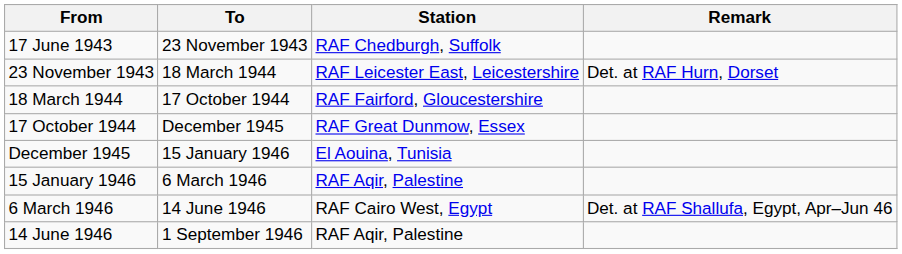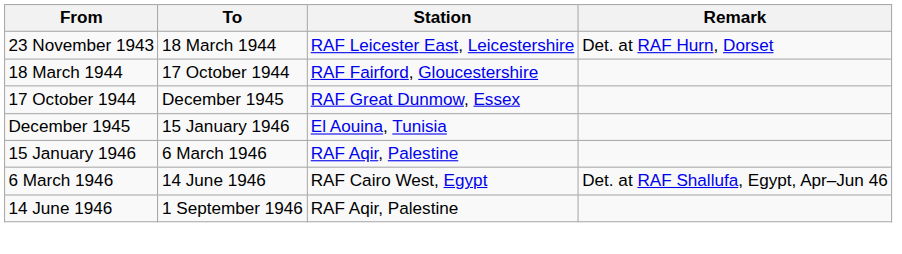- row: (60, 45)
